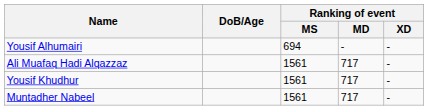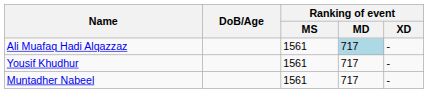- row: (44, 47)
(350, 63) no background -> (350, 47) lightblue background
